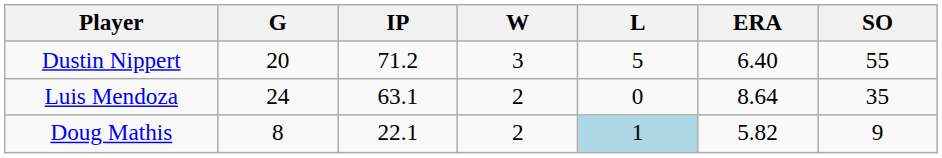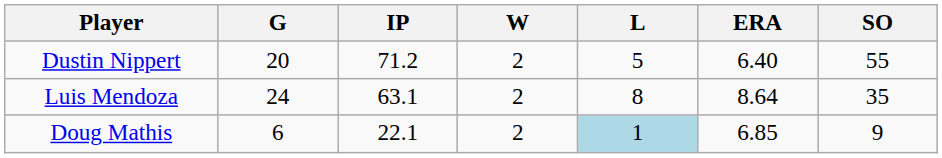(518, 59) 3 -> (518, 59) 2
(638, 96) 0 -> (638, 96) 8
(278, 133) 8 -> (278, 133) 6
(758, 133) 5.82 -> (758, 133) 6.85
